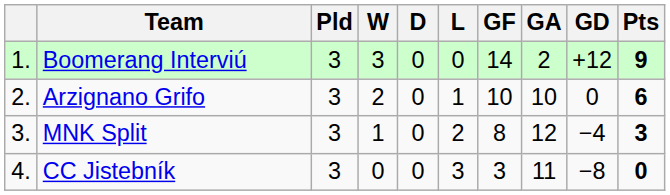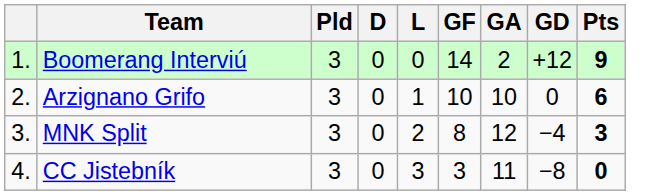- column: (378, 23)
